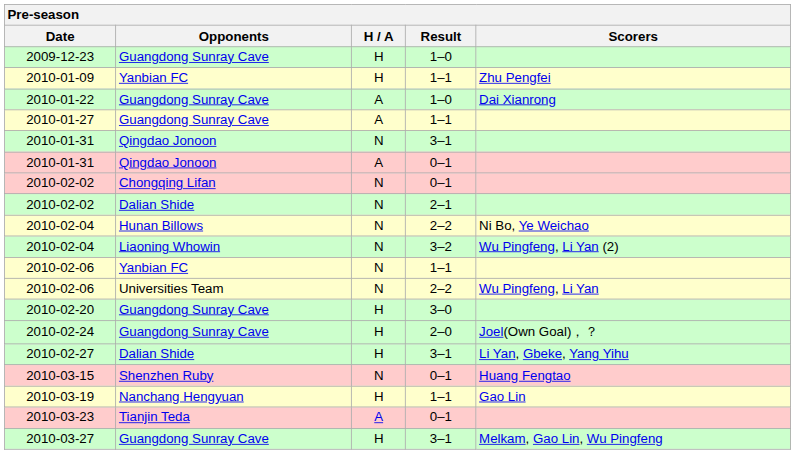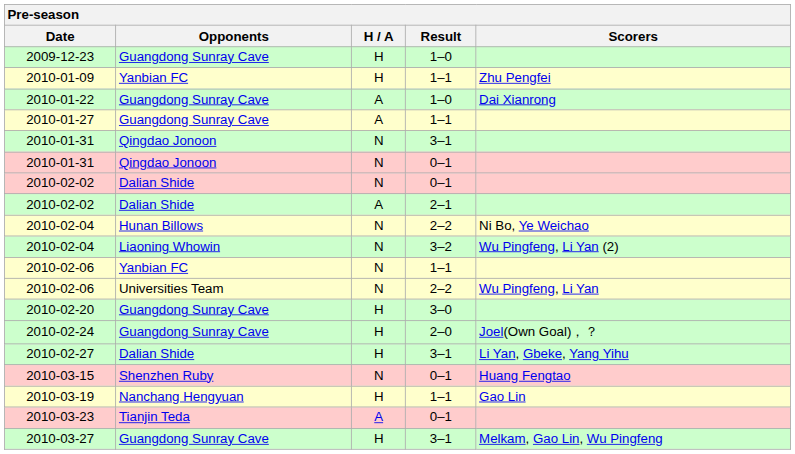(379, 162) A -> (379, 162) N
(167, 183) Chongqing Lifan -> (157, 183) Dalian Shide
(379, 204) N -> (379, 204) A
